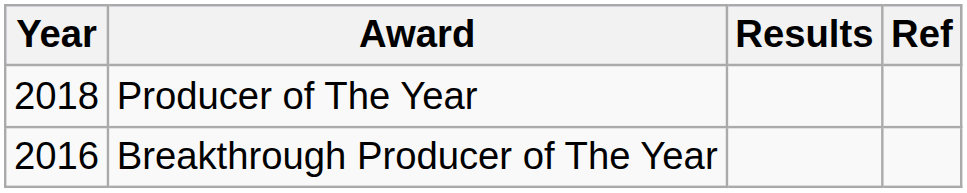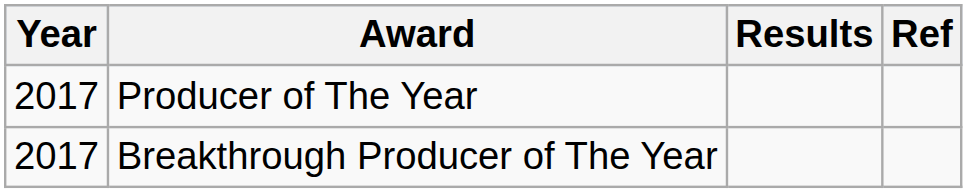(57, 95) 2018 -> (57, 95) 2017
(57, 156) 2016 -> (57, 156) 2017
